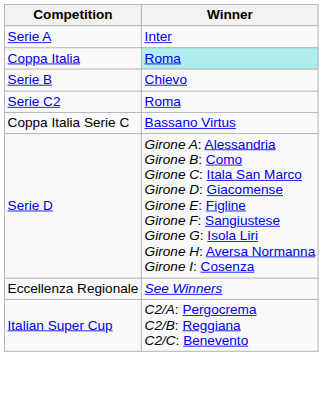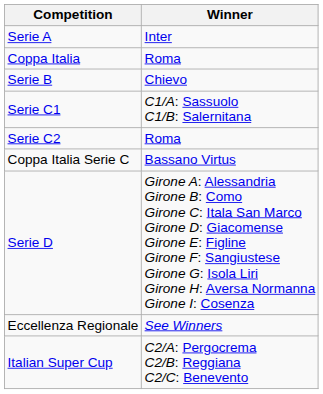(163, 58) paleturquoise background -> (163, 58) no background
+ row: (34, 109)
